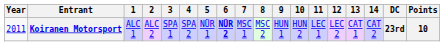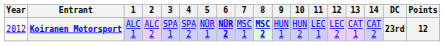(16, 29) 2011 -> (16, 29) 2012
(263, 29) normal -> (263, 29) bold
(423, 29) 10 -> (423, 29) 12
